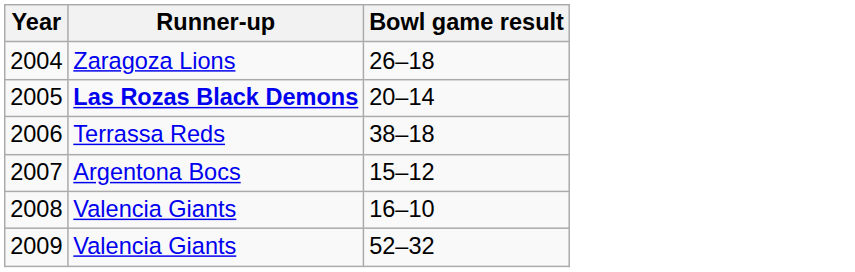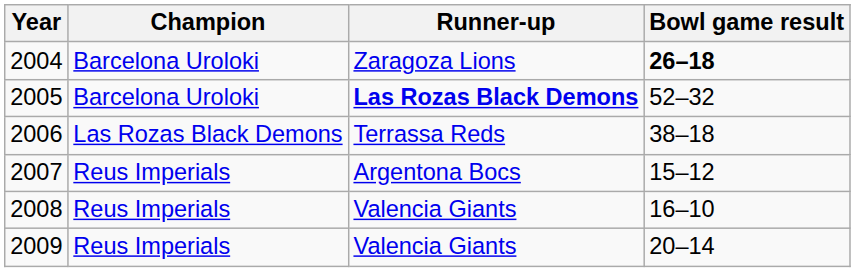+ column: (208, 23)
(402, 60) normal -> (682, 60) bold
(402, 97) 20–14 -> (682, 97) 52–32
(402, 246) 52–32 -> (682, 246) 20–14
